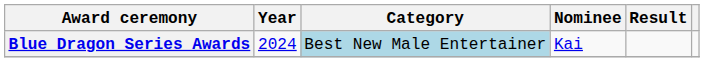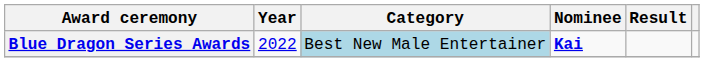(277, 44) 2024 -> (277, 44) 2022
(568, 44) normal -> (568, 44) bold
